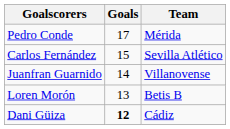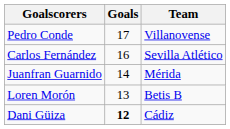(163, 34) Mérida -> (177, 34) Villanovense
(123, 54) 15 -> (123, 54) 16
(177, 74) Villanovense -> (163, 74) Mérida
